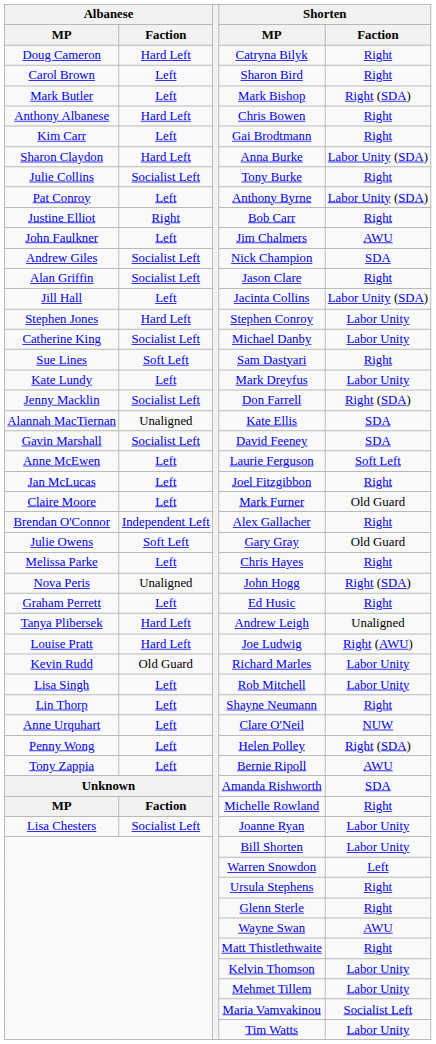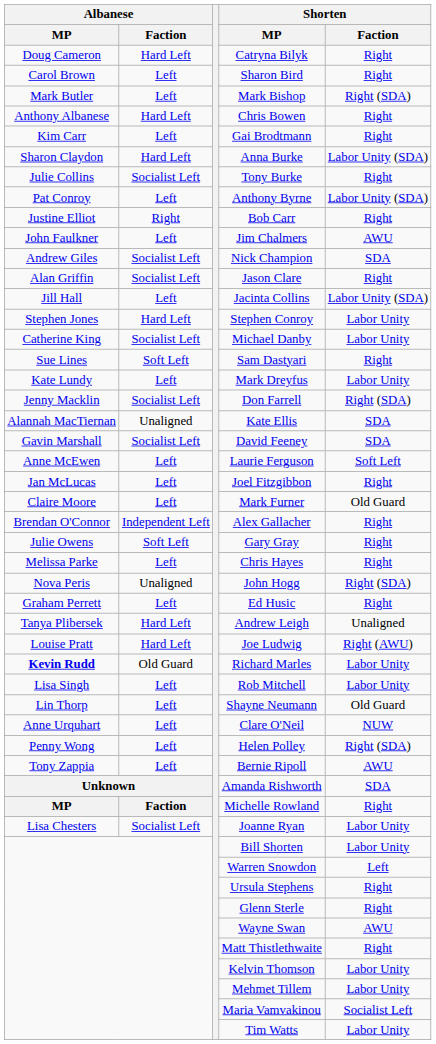(378, 542) Old Guard -> (378, 542) Right
(62, 664) normal -> (62, 664) bold
(378, 704) Right -> (378, 704) Old Guard
